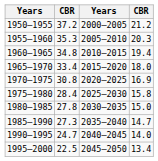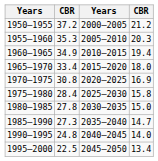(67, 53) 34.8 -> (67, 53) 34.9
(67, 135) 24.7 -> (67, 135) 24.8
